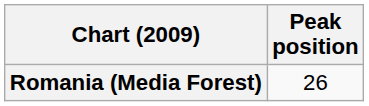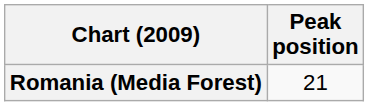(315, 82) 26 -> (315, 82) 21
